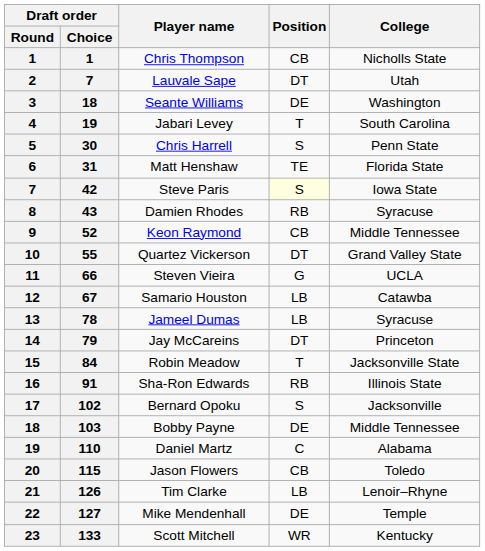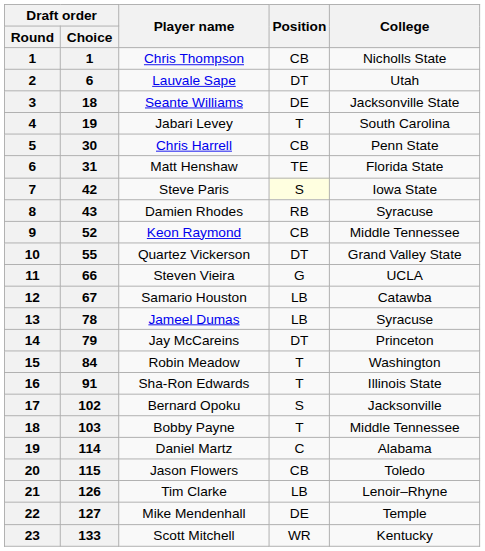(90, 80) 7 -> (90, 80) 6
(405, 102) Washington -> (405, 102) Jacksonville State
(299, 145) S -> (299, 145) CB
(405, 362) Jacksonville State -> (405, 362) Washington
(299, 384) RB -> (299, 384) T
(299, 427) DE -> (299, 427) T
(90, 449) 110 -> (90, 449) 114
